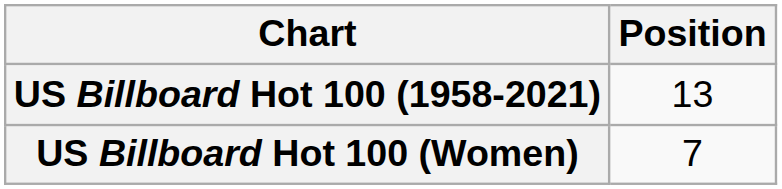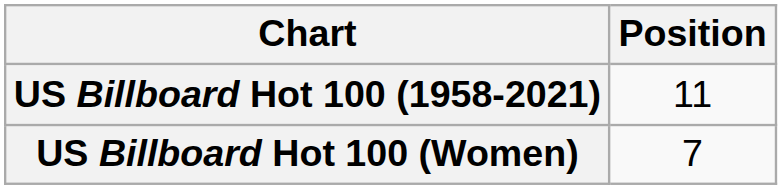(693, 93) 13 -> (693, 93) 11
